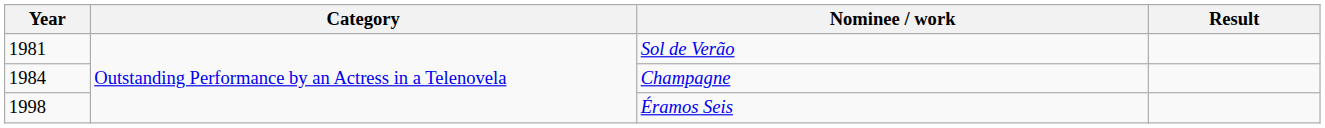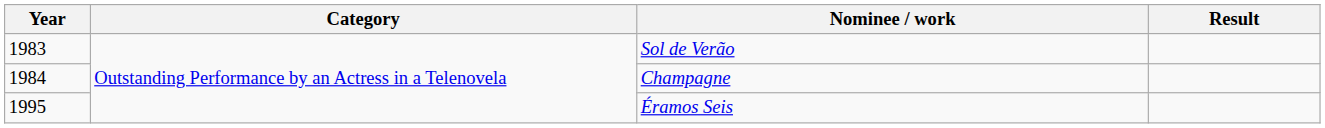(27, 48) 1981 -> (27, 48) 1983
(27, 107) 1998 -> (27, 107) 1995
